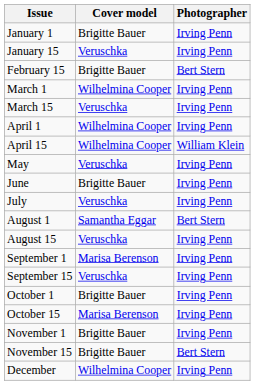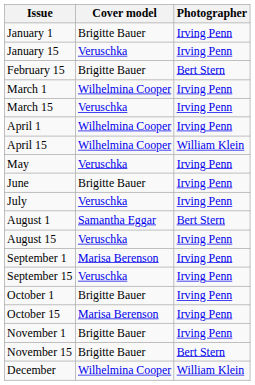(204, 370) Irving Penn -> (210, 370) William Klein
